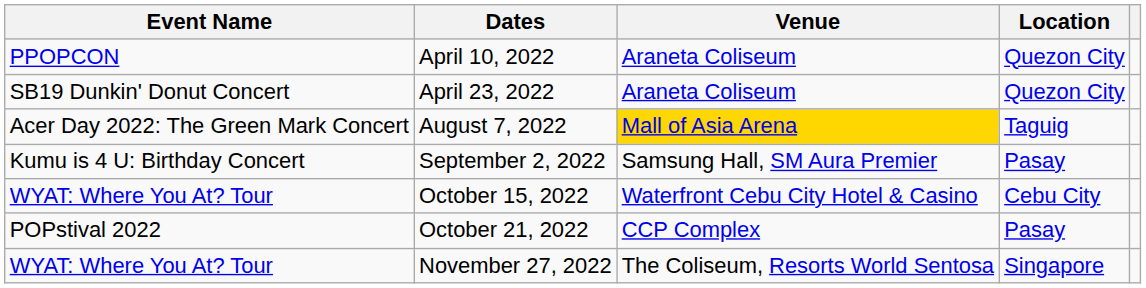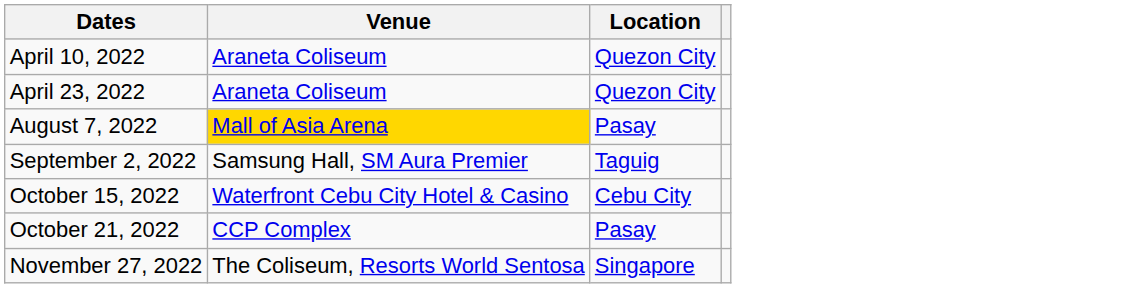- column: (209, 21)
(1036, 126) Taguig -> (625, 126) Pasay
(1035, 160) Pasay -> (627, 160) Taguig
